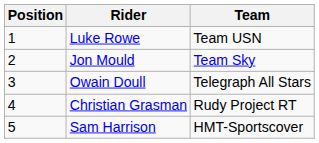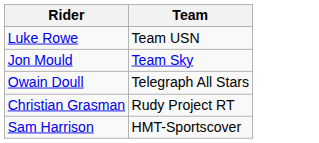- column: (35, 15)
